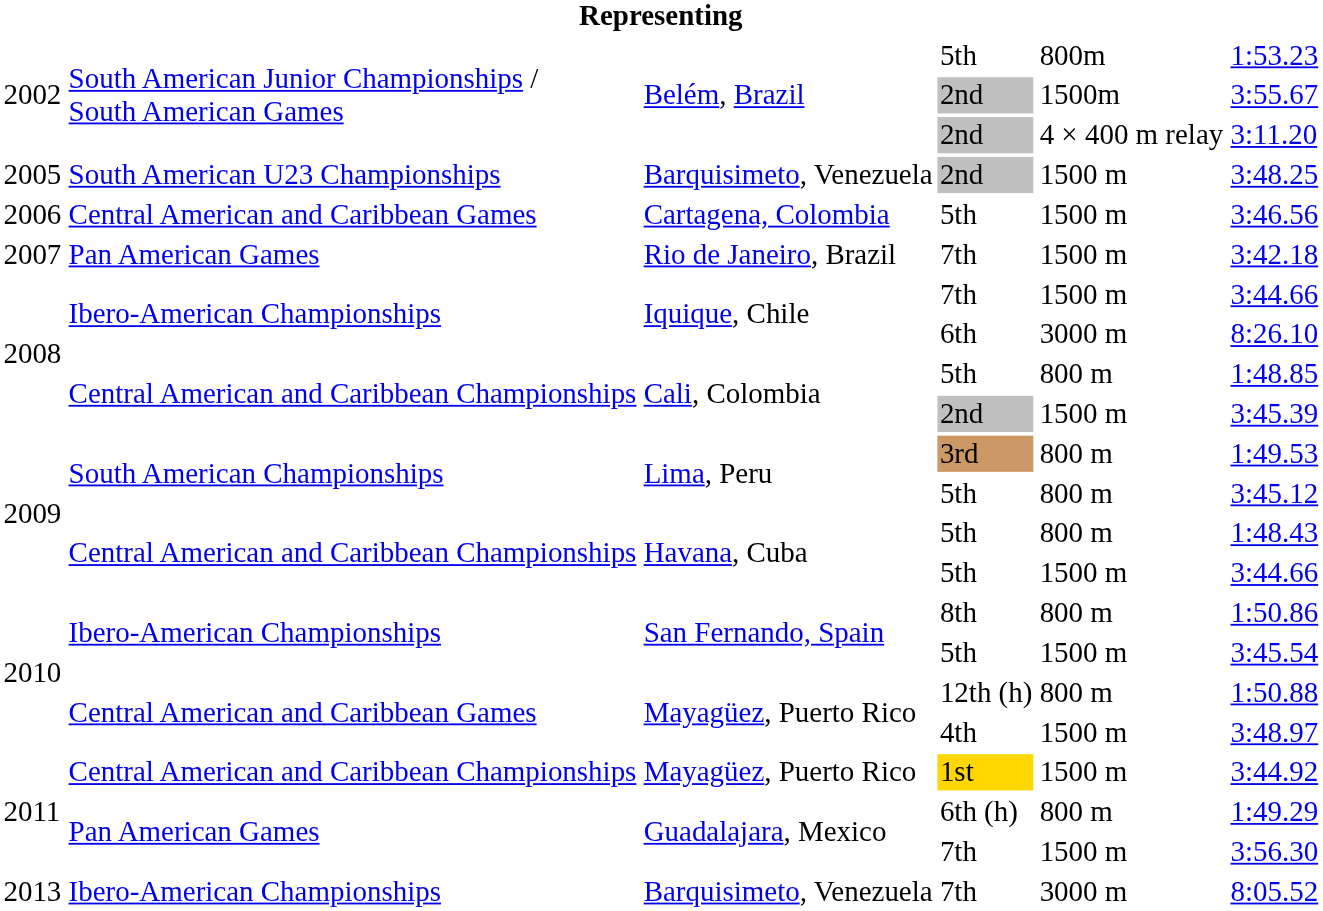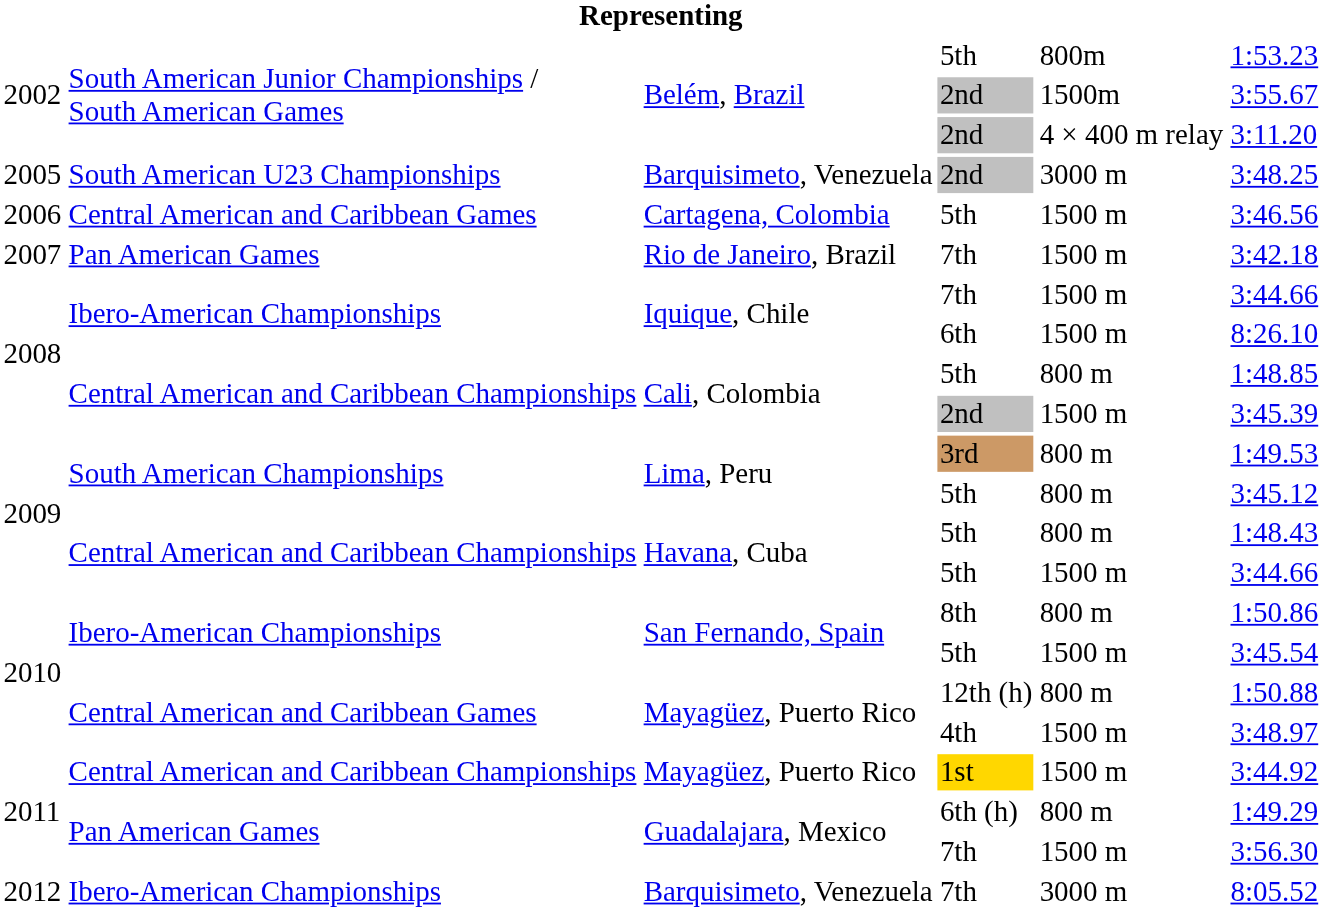(1083, 174) 1500 m -> (1083, 174) 3000 m
(1083, 333) 3000 m -> (1083, 333) 1500 m
(32, 891) 2013 -> (32, 891) 2012
